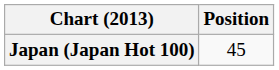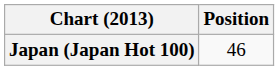(236, 49) 45 -> (236, 49) 46
